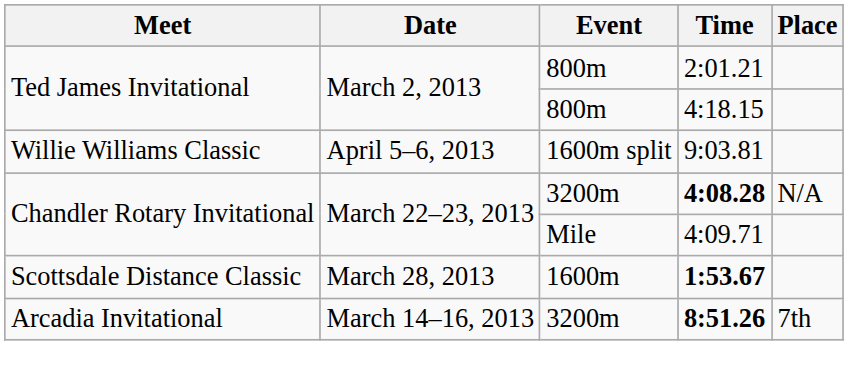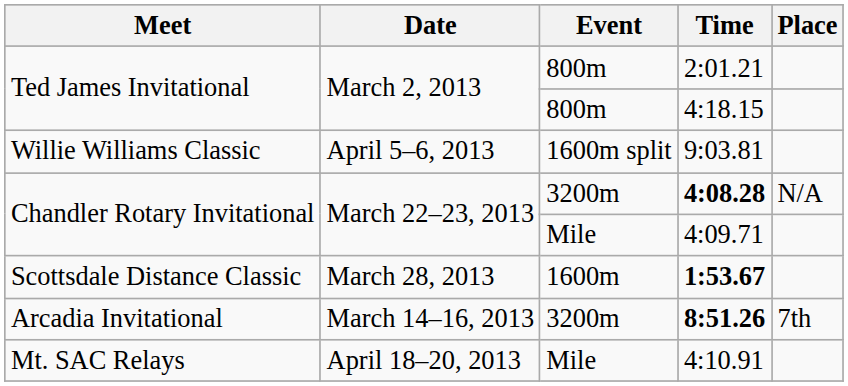+ row: (724, 360)
